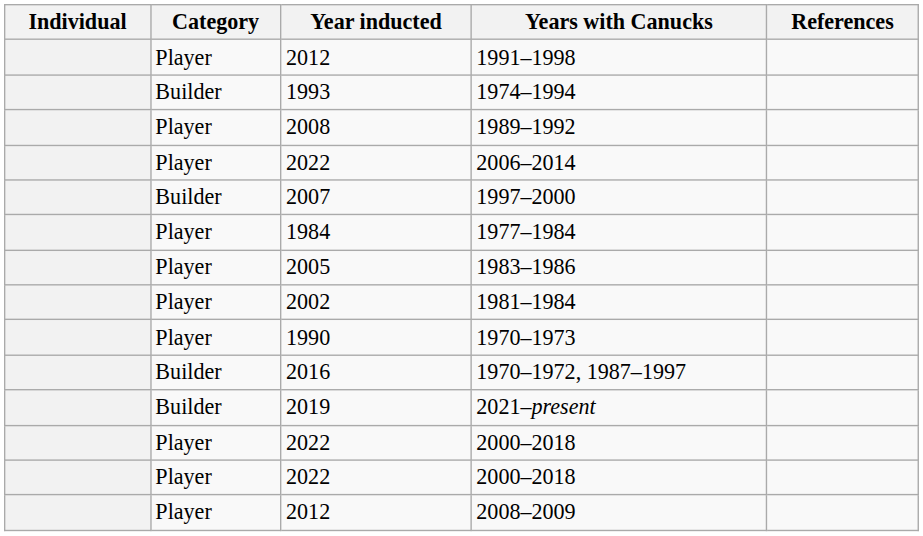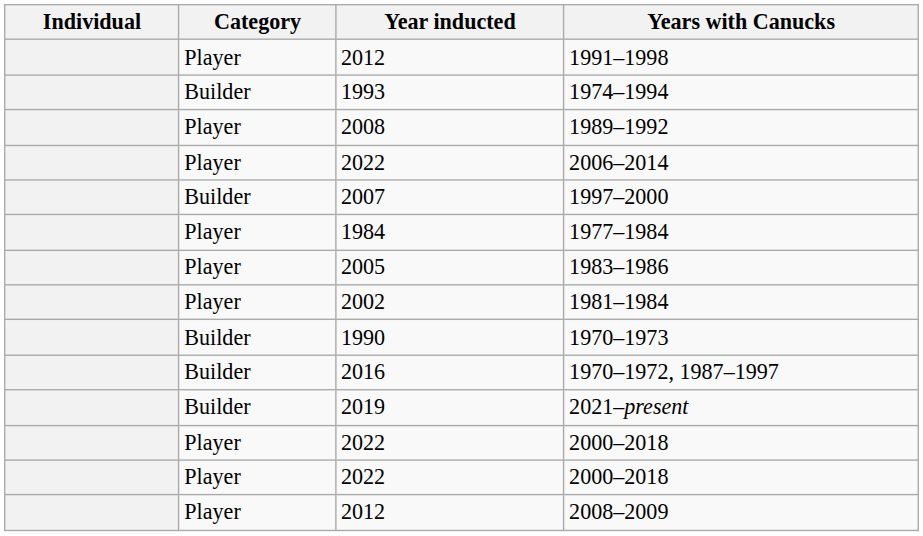- column: (842, 22)
(184, 337) Player -> (217, 337) Builder
